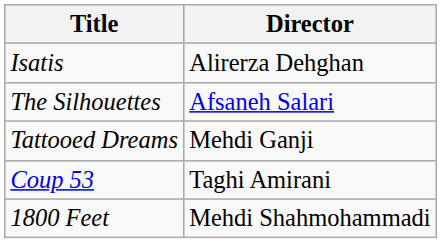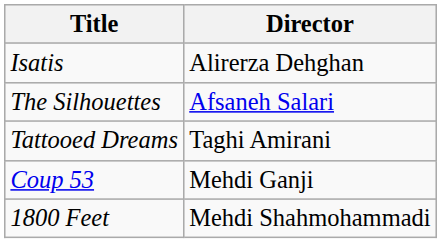(251, 140) Mehdi Ganji -> (260, 140) Taghi Amirani
(260, 179) Taghi Amirani -> (251, 179) Mehdi Ganji
